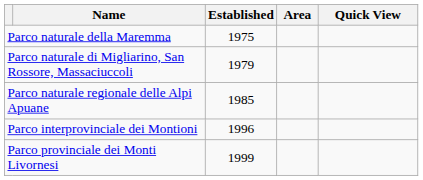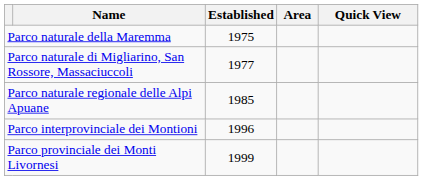(241, 64) 1979 -> (241, 64) 1977
